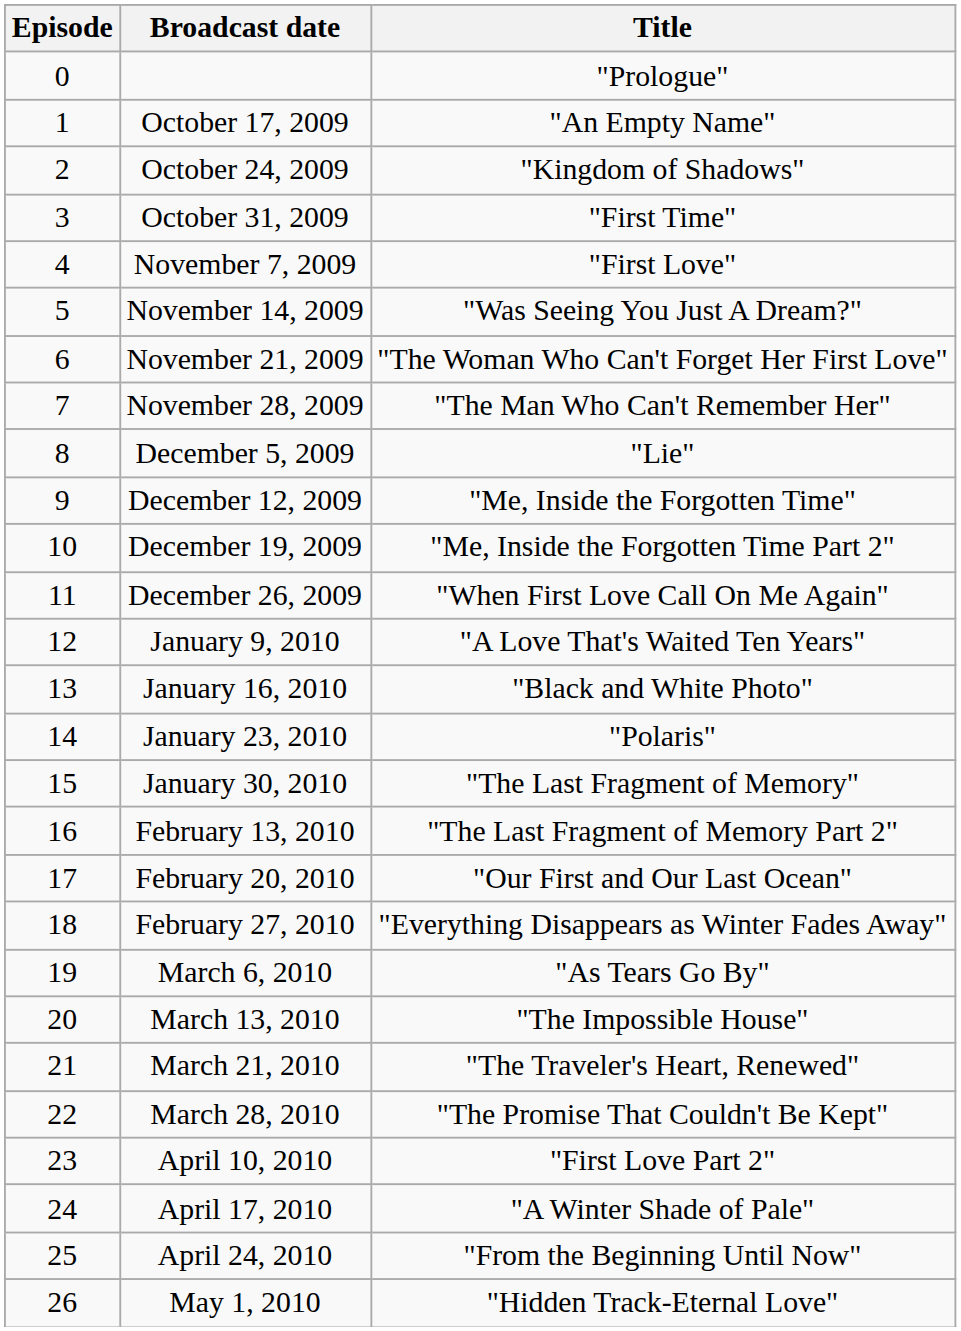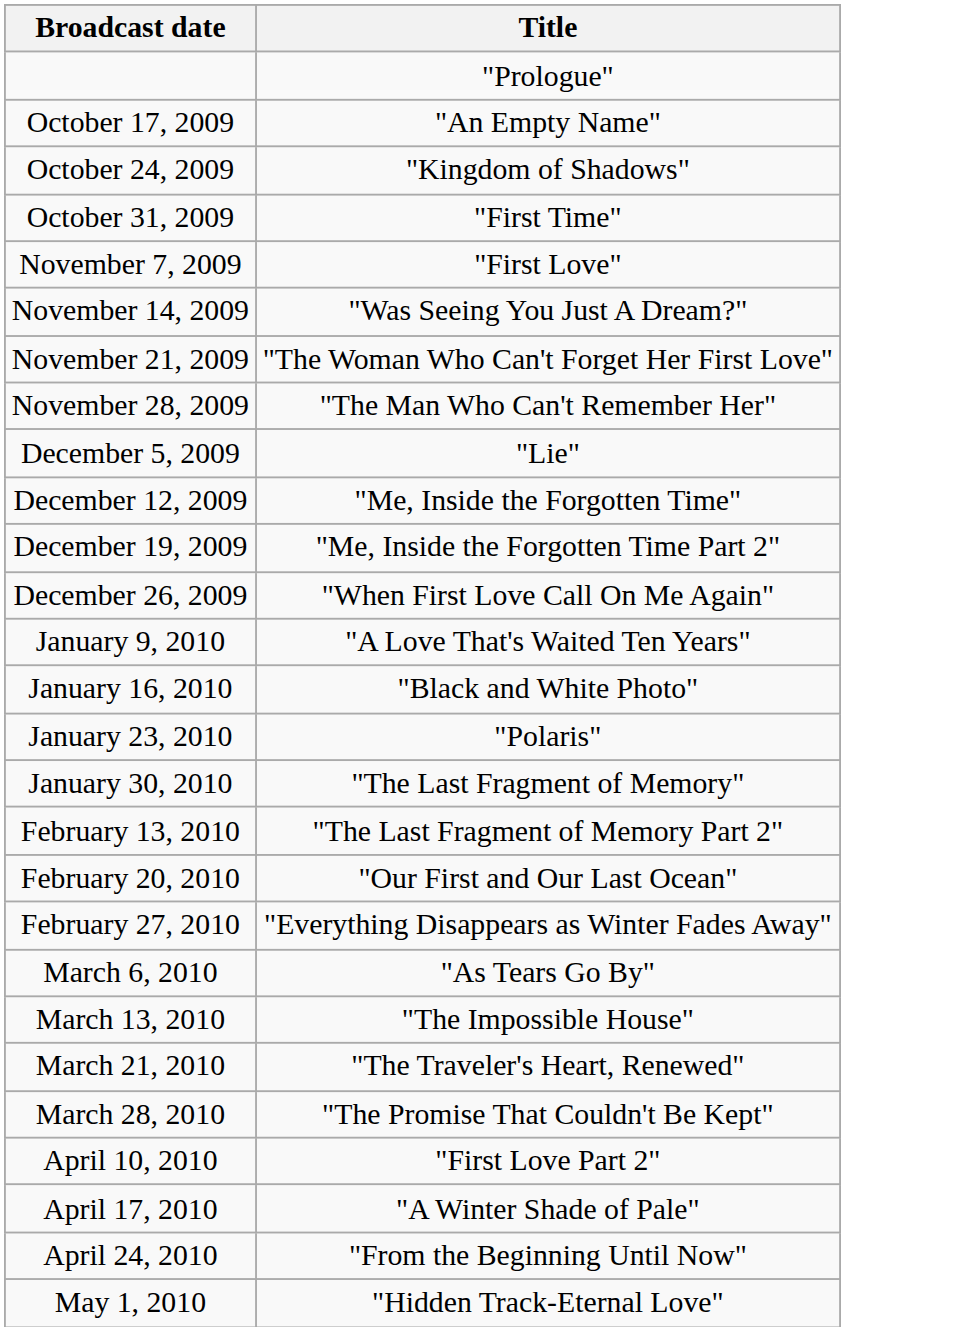- column: (62, 28)
